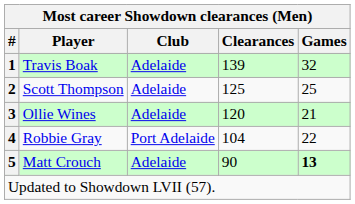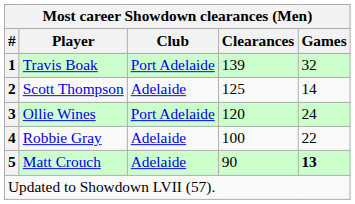(158, 65) Adelaide -> (173, 65) Port Adelaide
(309, 89) 25 -> (309, 89) 14
(158, 114) Adelaide -> (173, 114) Port Adelaide
(309, 114) 21 -> (309, 114) 24
(173, 138) Port Adelaide -> (158, 138) Adelaide
(233, 138) 104 -> (233, 138) 100
